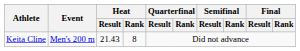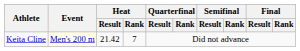(72, 39) no background -> (72, 39) lightyellow background
(110, 39) 21.43 -> (110, 39) 21.42
(134, 39) 8 -> (134, 39) 7
